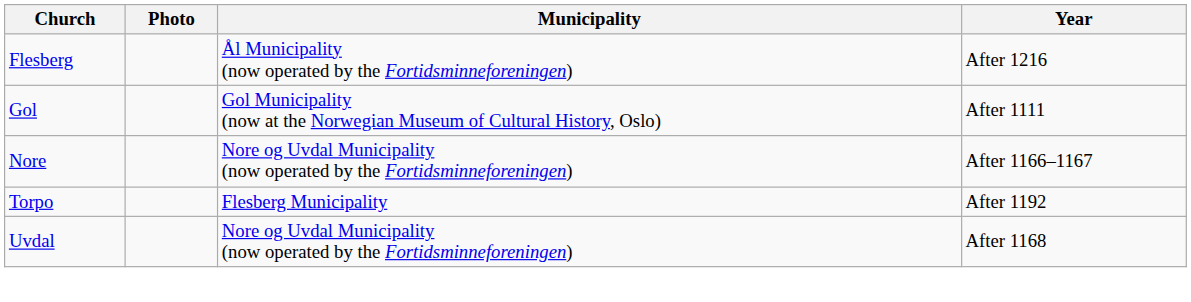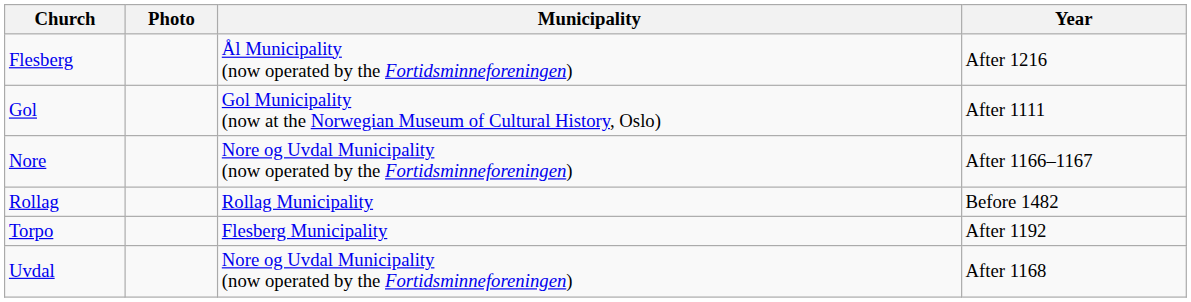+ row: (34, 201)
